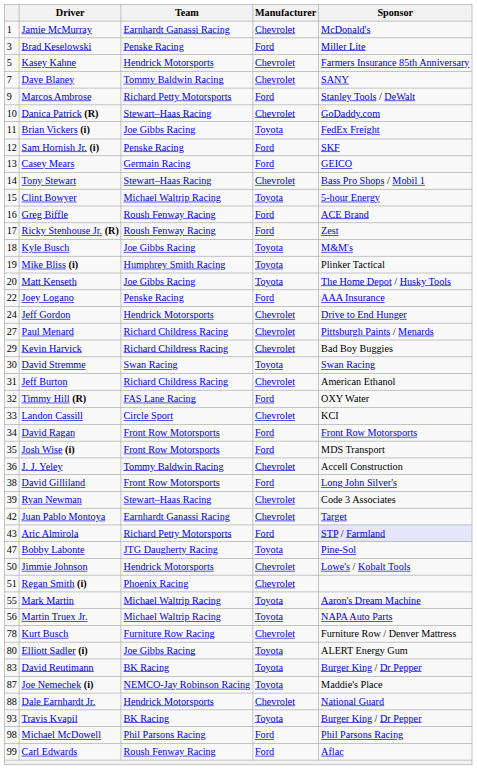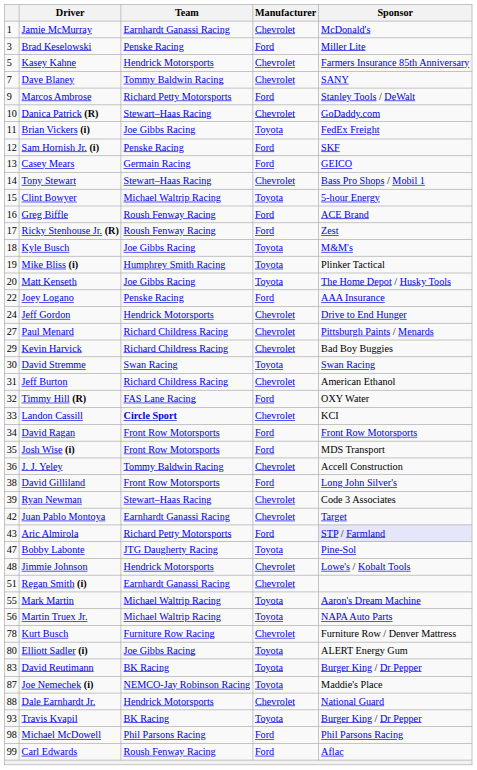(148, 416) normal -> (150, 416) bold
(12, 567) 50 -> (12, 567) 48
(156, 584) Phoenix Racing -> (177, 584) Earnhardt Ganassi Racing
